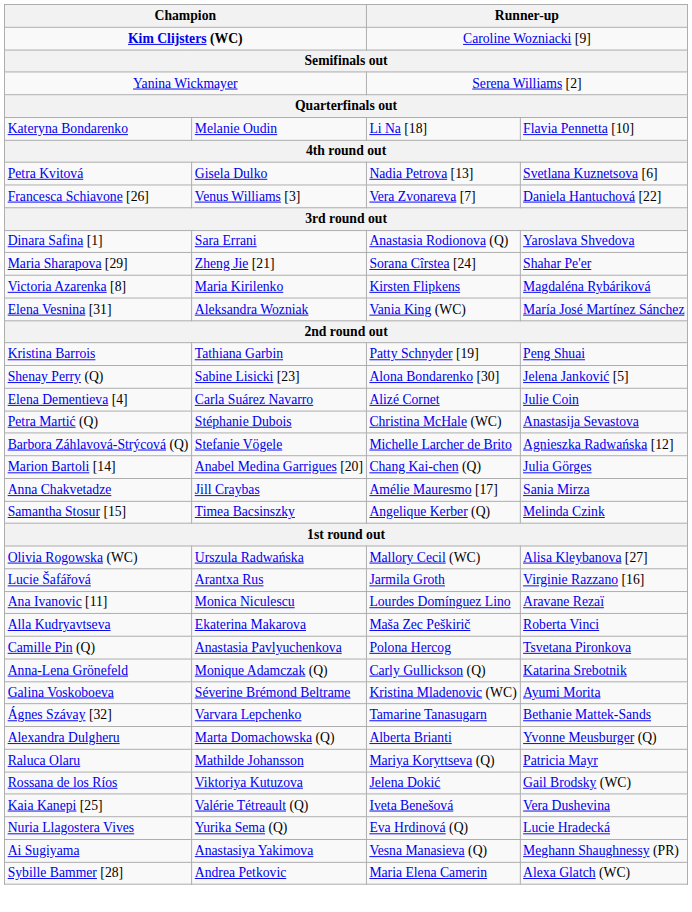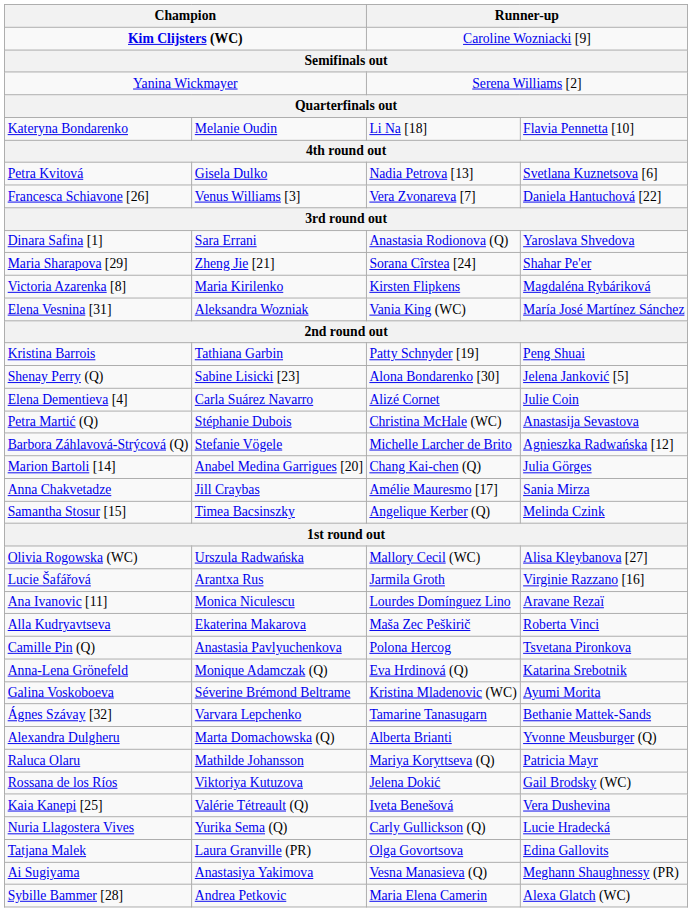(427, 670) Carly Gullickson (Q) -> (419, 670) Eva Hrdinová (Q)
(419, 828) Eva Hrdinová (Q) -> (427, 828) Carly Gullickson (Q)
+ row: (47, 850)
